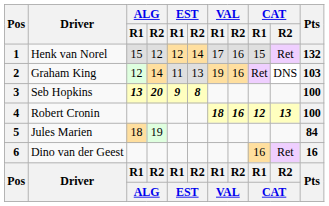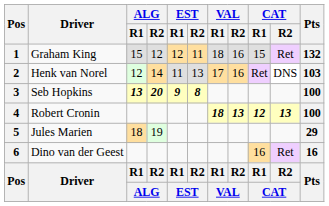(69, 53) Henk van Norel -> (64, 53) Graham King
(197, 53) 14 -> (197, 53) 11
(218, 53) 17 -> (218, 53) 18
(64, 73) Graham King -> (69, 73) Henk van Norel
(218, 73) 19 -> (218, 73) 17
(238, 112) 16 -> (238, 112) 13
(312, 132) 84 -> (312, 132) 29
